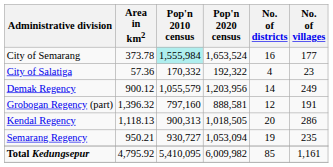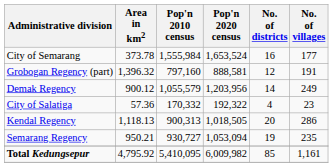(180, 55) paleturquoise background -> (180, 55) no background
rows swapped: (39, 71) <-> (60, 104)
